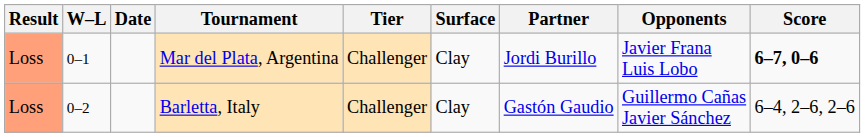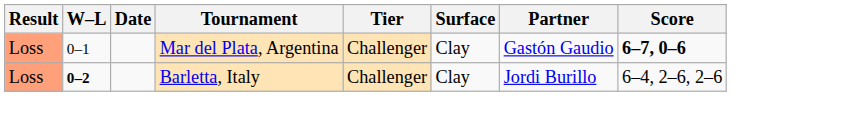- column: (684, 18)
(550, 58) Jordi Burillo -> (559, 47) Gastón Gaudio
(78, 108) normal -> (78, 76) bold
(559, 107) Gastón Gaudio -> (550, 76) Jordi Burillo
